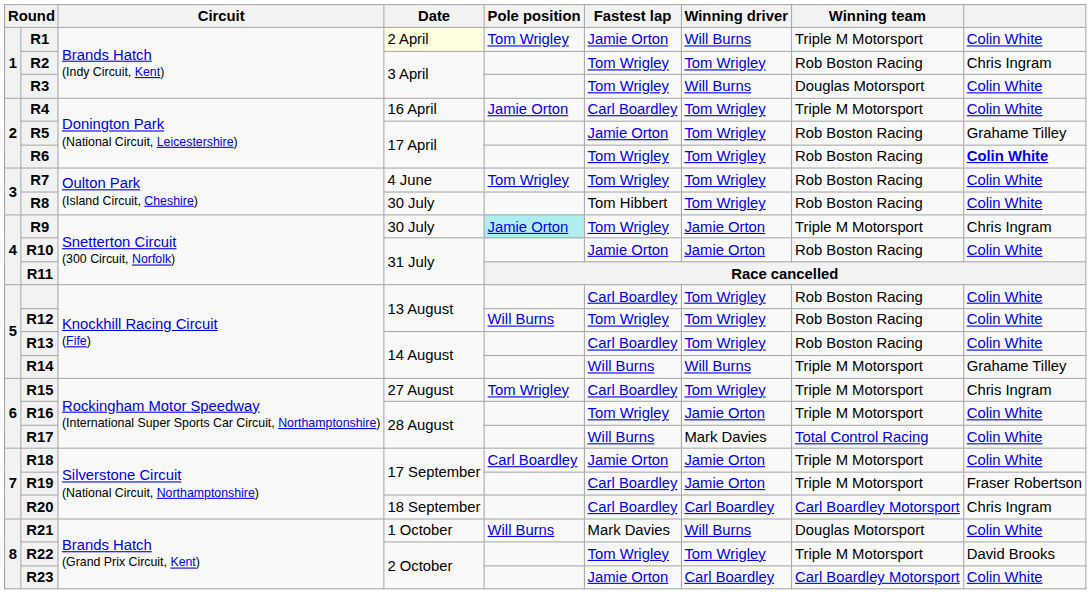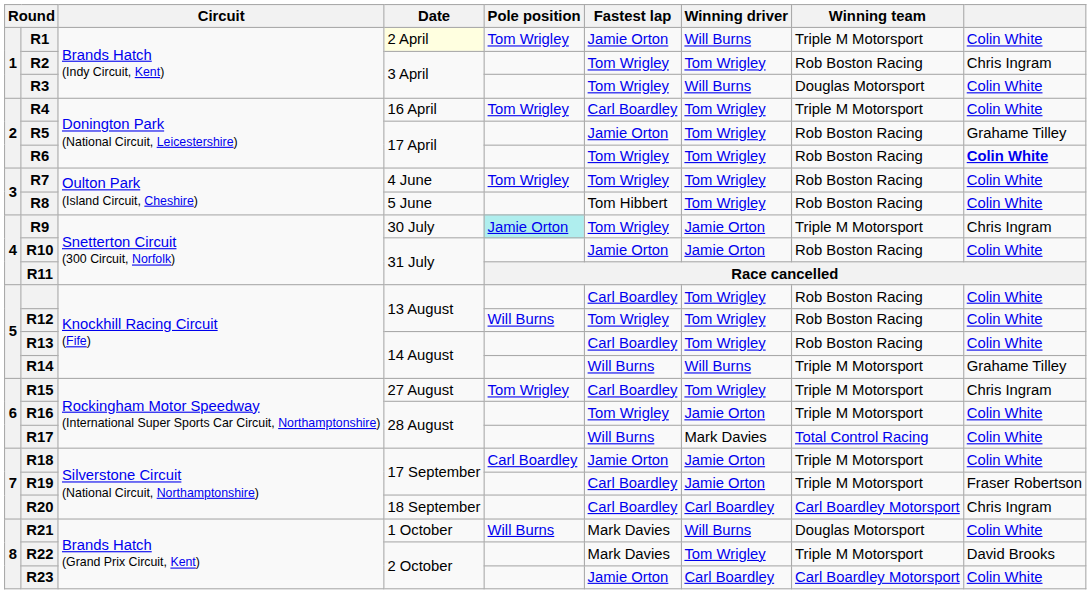(528, 109) Jamie Orton -> (528, 109) Tom Wrigley
(411, 203) 30 July -> (410, 203) 5 June
(628, 553) Tom Wrigley -> (629, 553) Mark Davies
